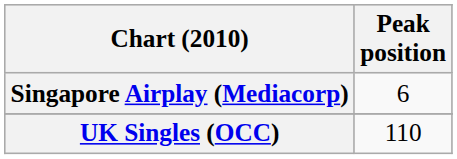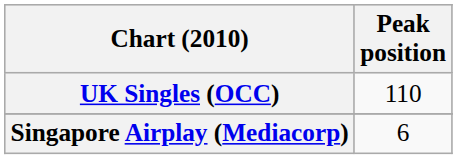rows swapped: (180, 93) <-> (180, 133)
